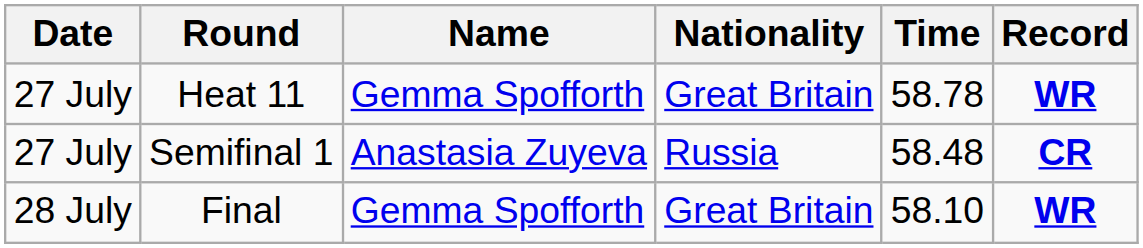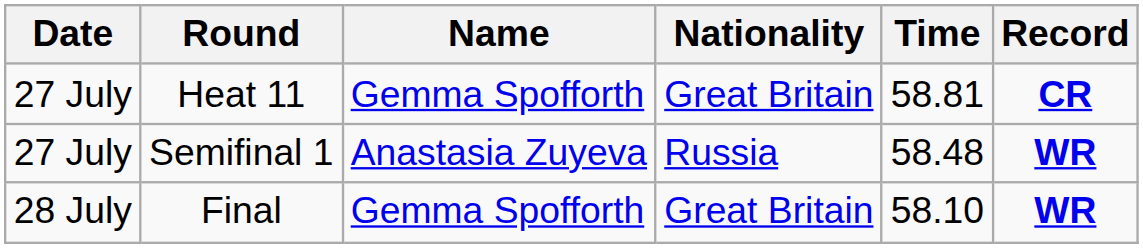(937, 93) 58.78 -> (937, 93) 58.81
(1065, 93) WR -> (1065, 93) CR
(1065, 152) CR -> (1065, 152) WR
